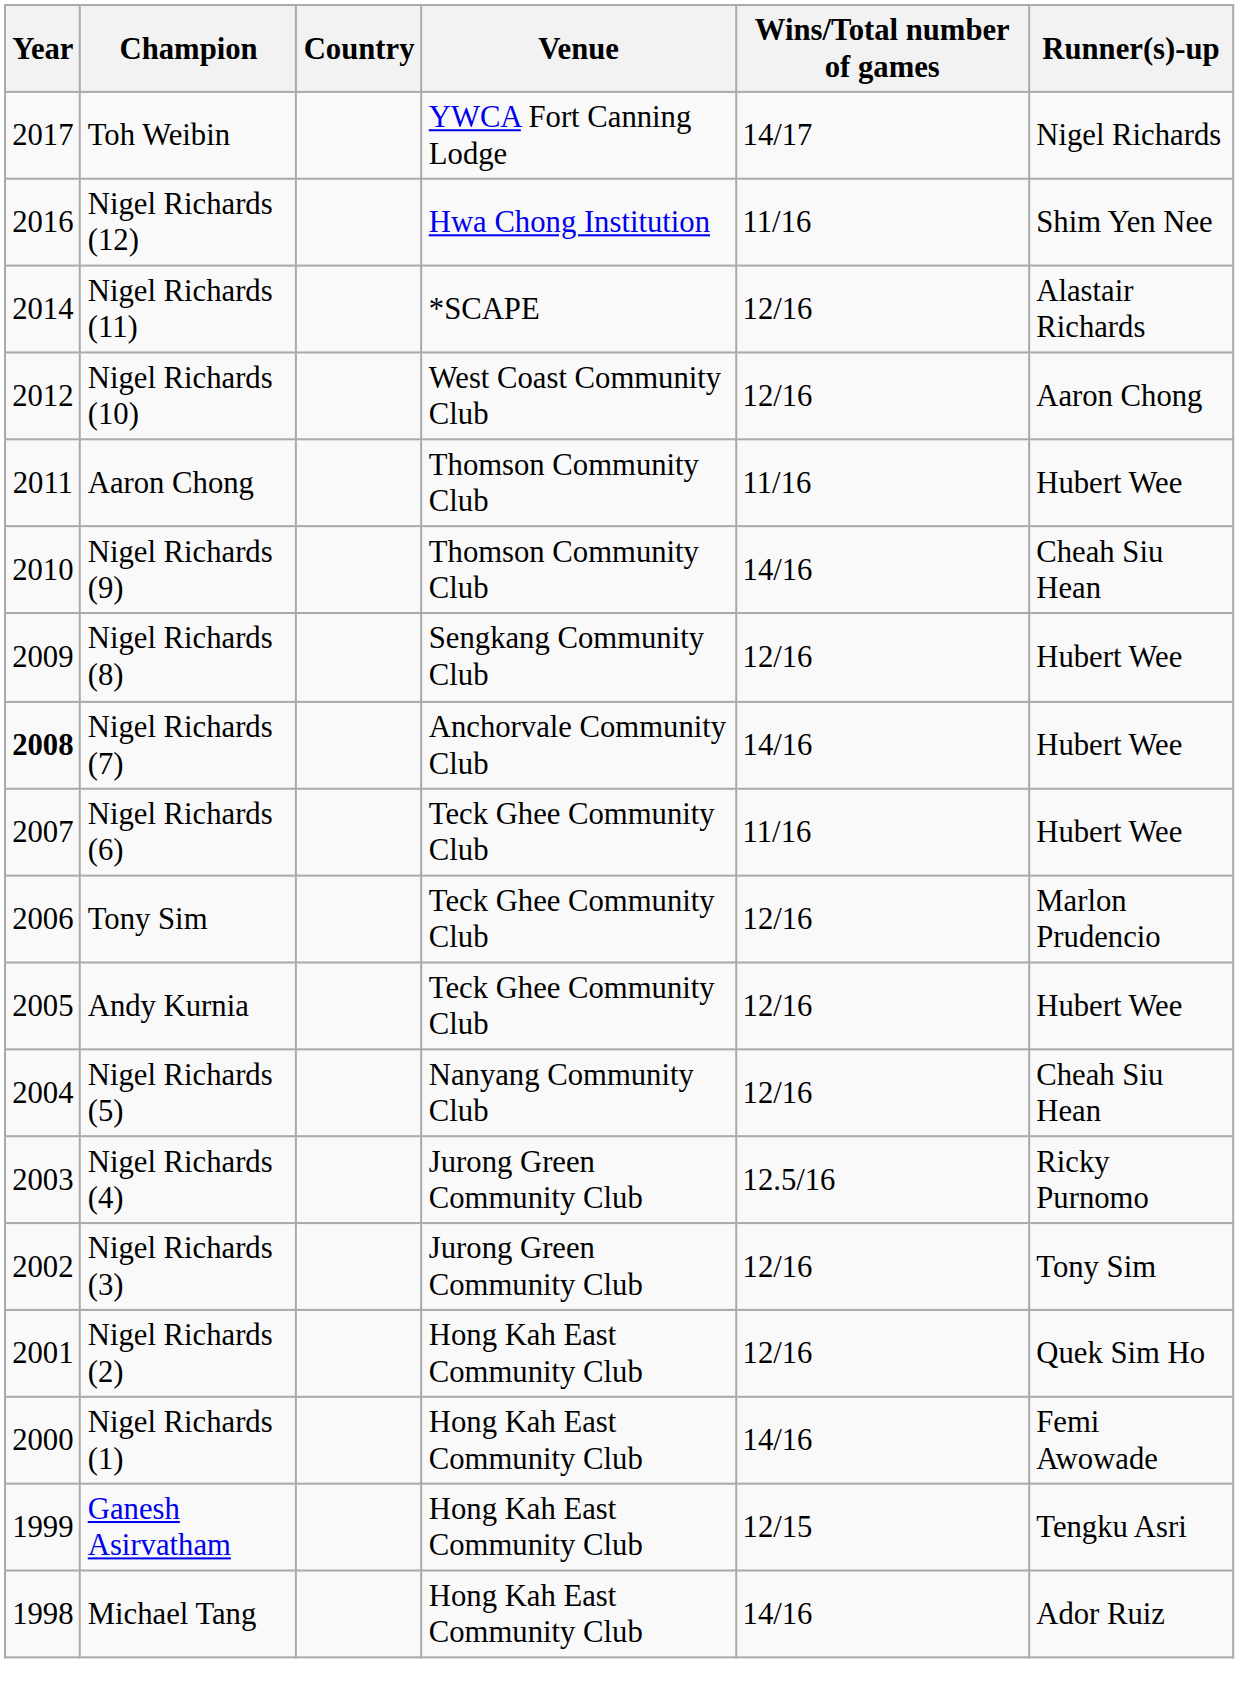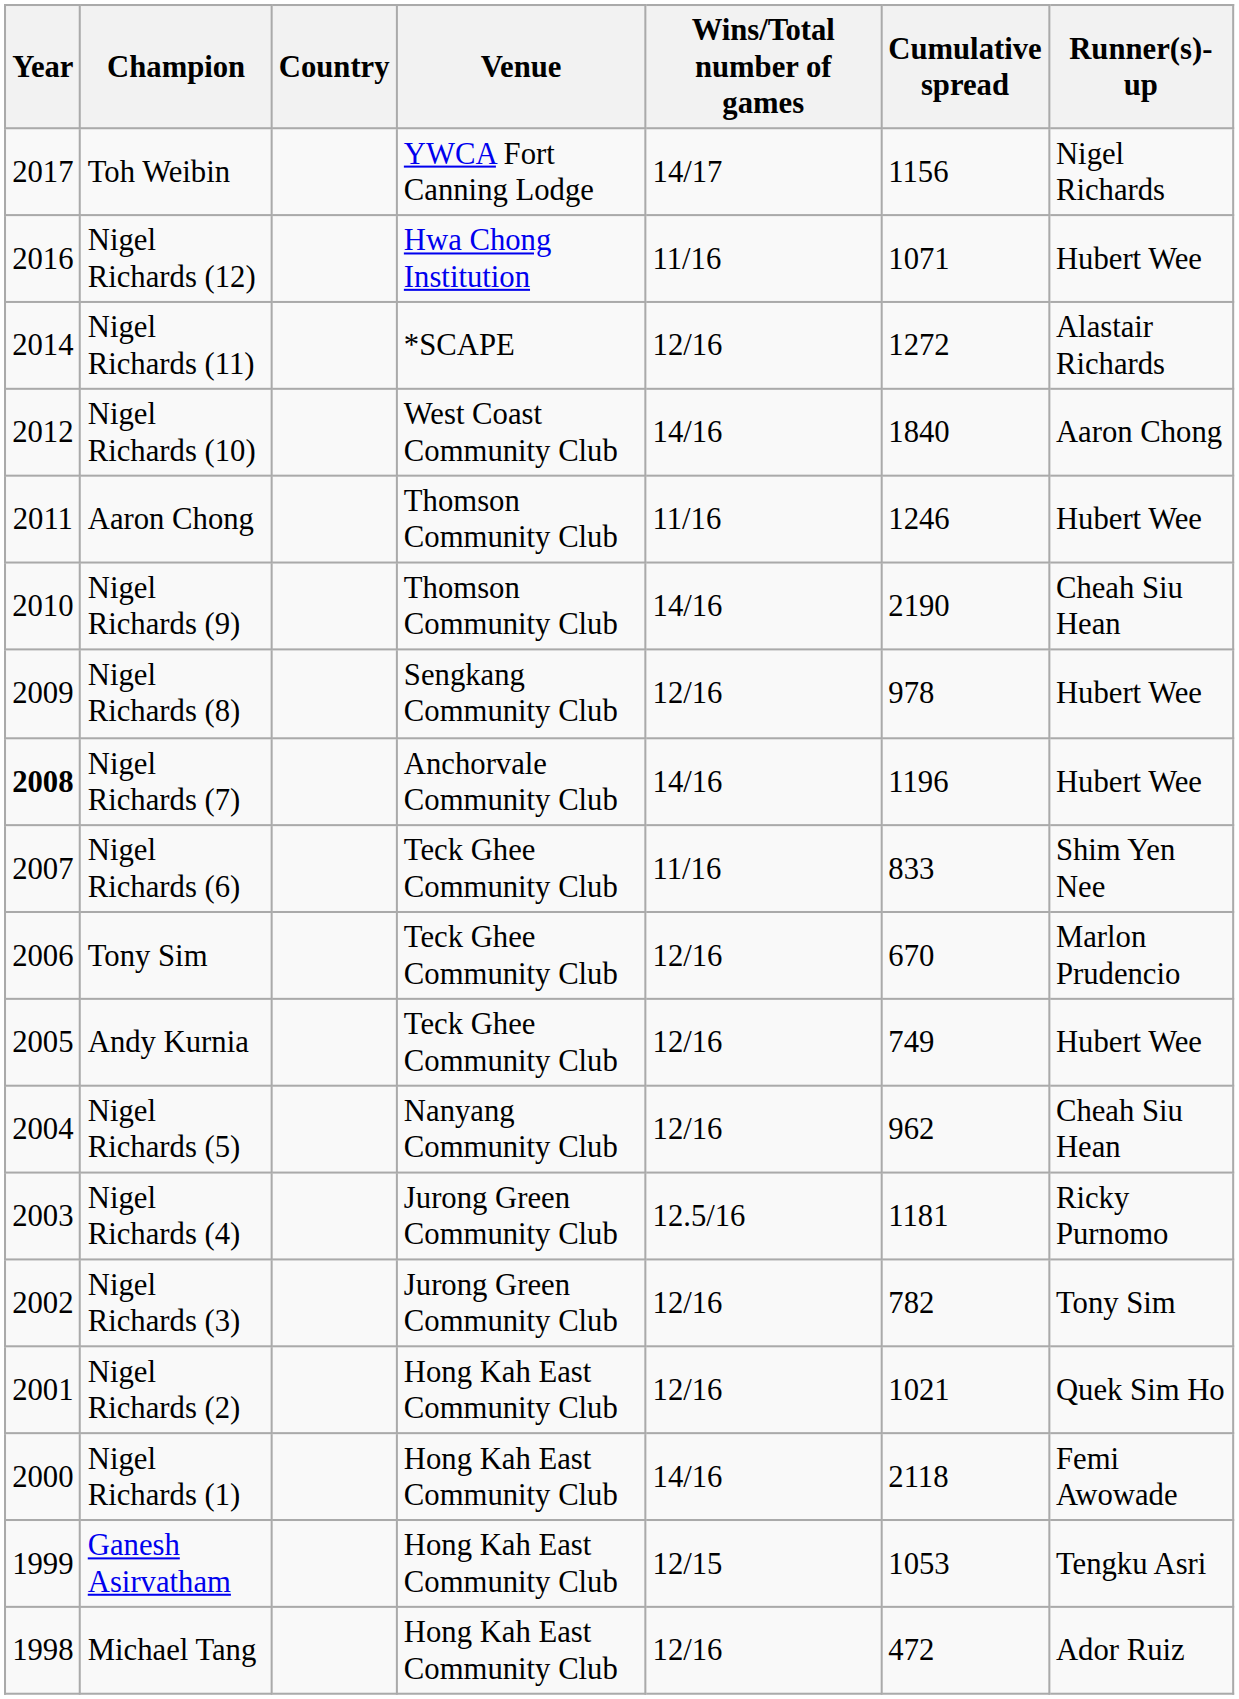+ column: (965, 66)
(1125, 222) Shim Yen Nee -> (1129, 258) Hubert Wee
(778, 396) 12/16 -> (688, 432) 14/16
(1109, 831) Hubert Wee -> (1116, 867) Shim Yen Nee
(778, 1613) 14/16 -> (688, 1650) 12/16
